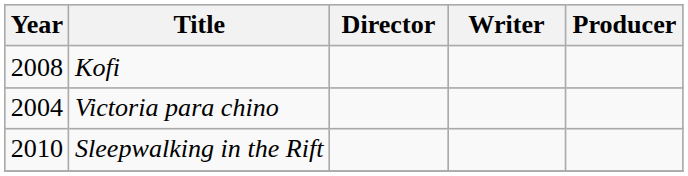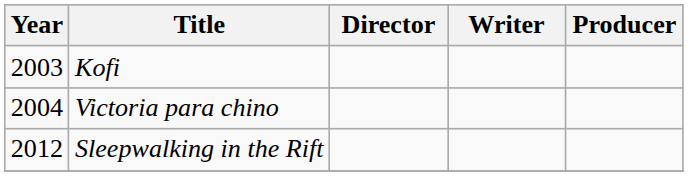(37, 66) 2008 -> (37, 66) 2003
(37, 149) 2010 -> (37, 149) 2012
